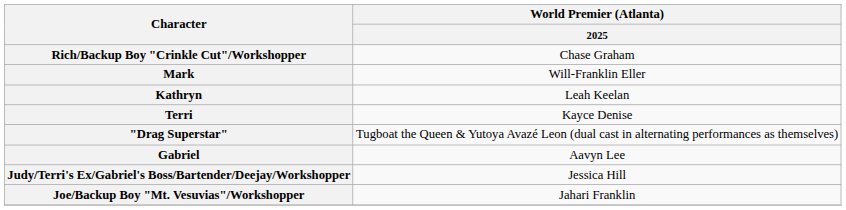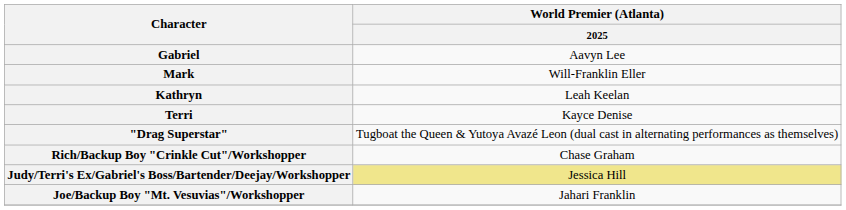rows swapped: (179, 154) <-> (179, 54)
(597, 174) no background -> (597, 174) khaki background
